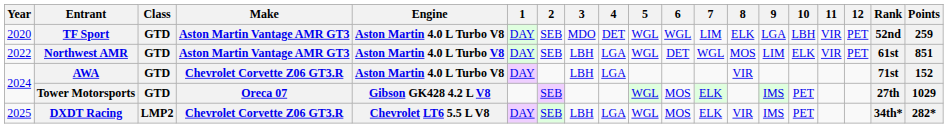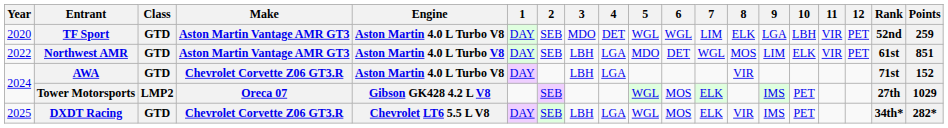(645, 54) WGL -> (645, 54) MDO
(157, 93) GTD -> (157, 93) LMP2
(157, 113) LMP2 -> (157, 113) GTD
